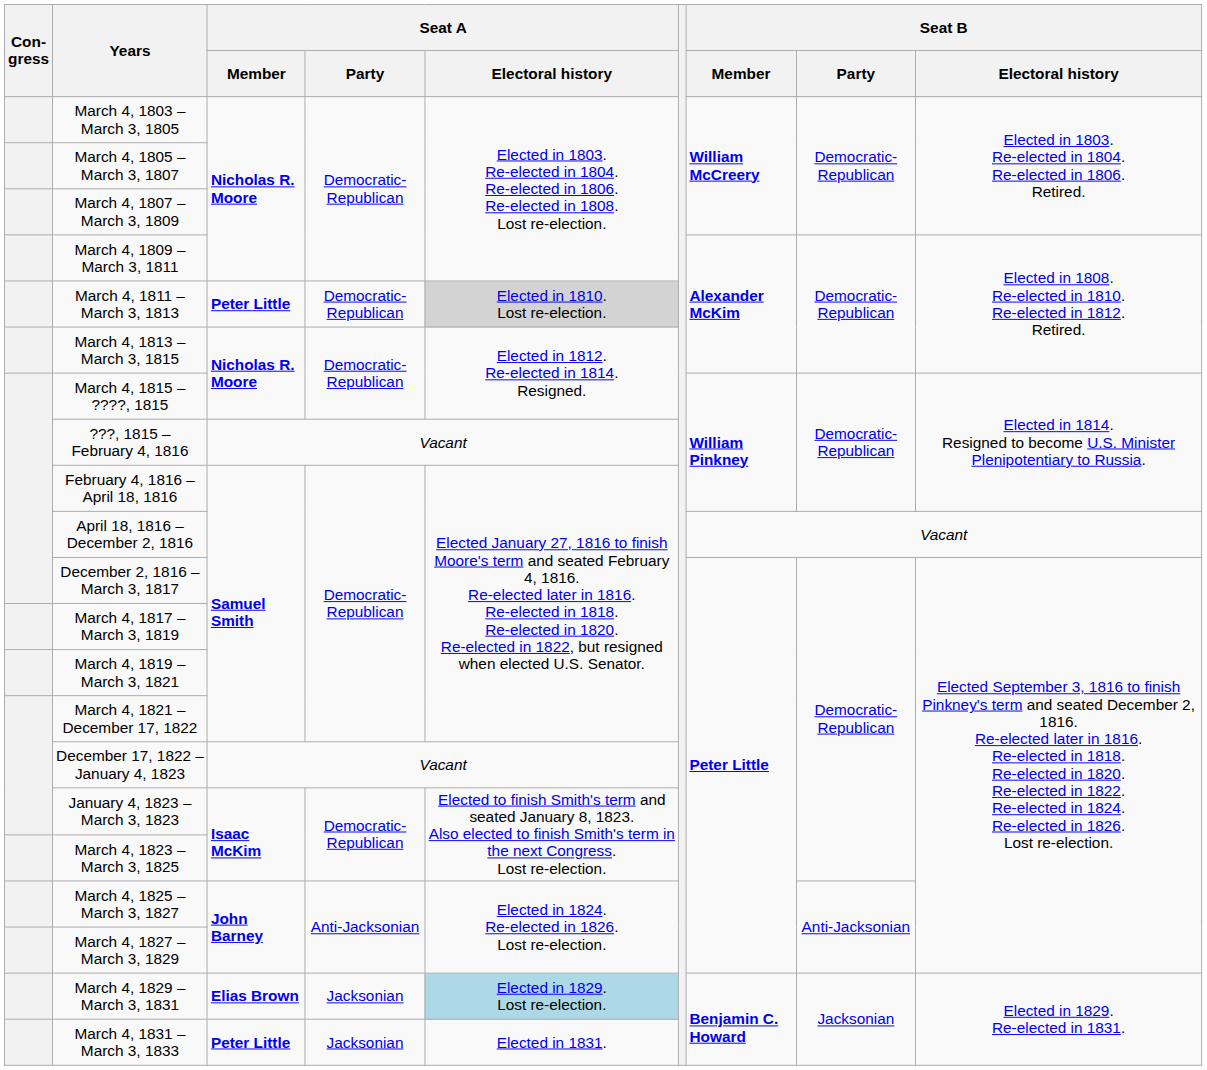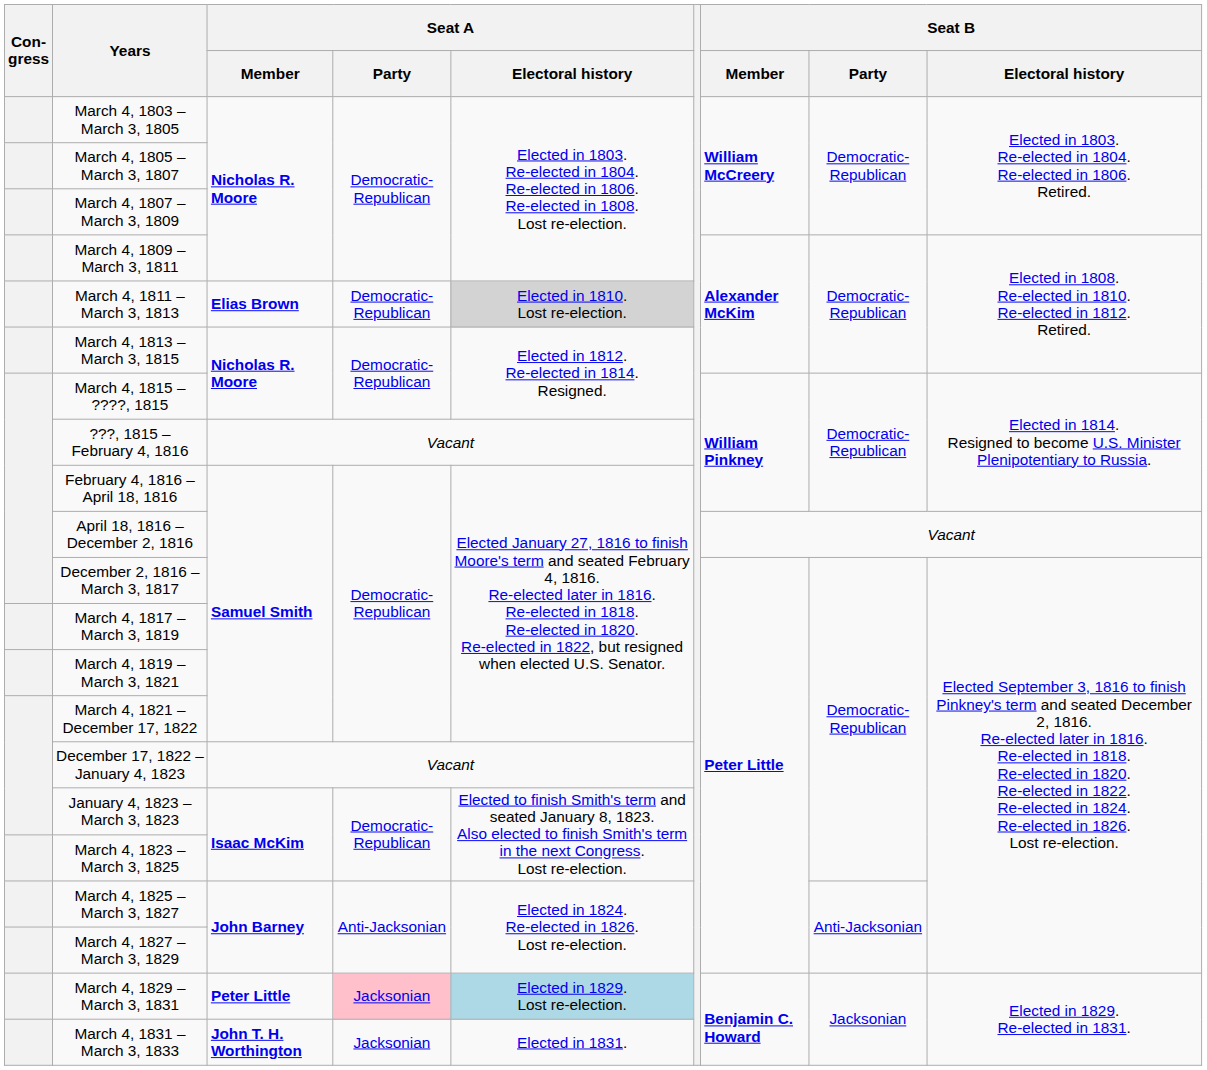(251, 304) Peter Little -> (255, 304) Elias Brown
(255, 996) Elias Brown -> (251, 996) Peter Little
(365, 996) no background -> (392, 996) pink background
(251, 1042) Peter Little -> (256, 1042) John T. H. Worthington
